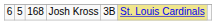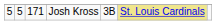(9, 12) 6 -> (9, 12) 5
(36, 12) 168 -> (36, 12) 171
